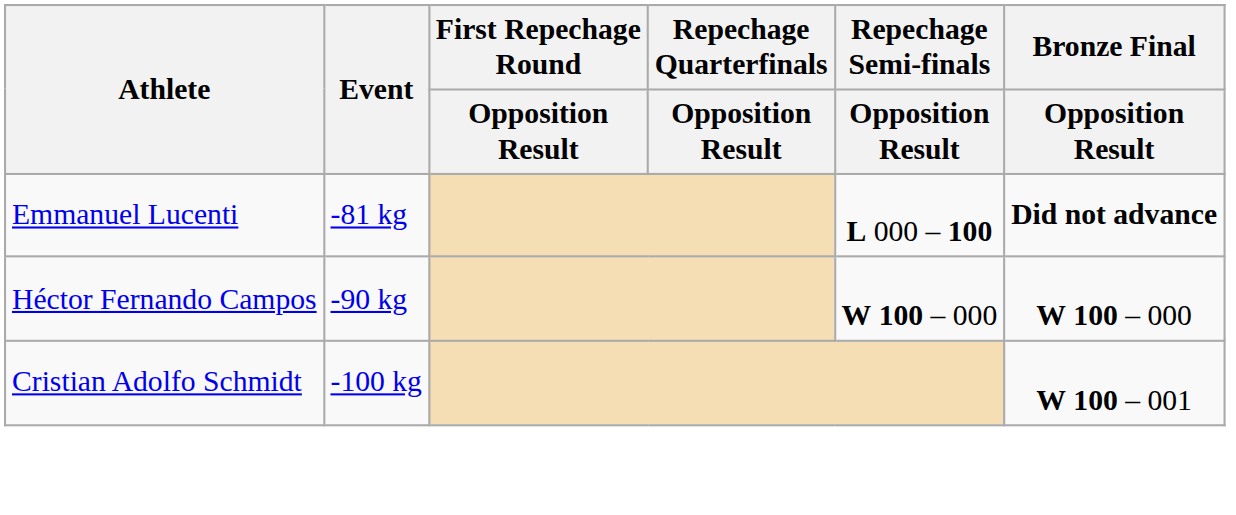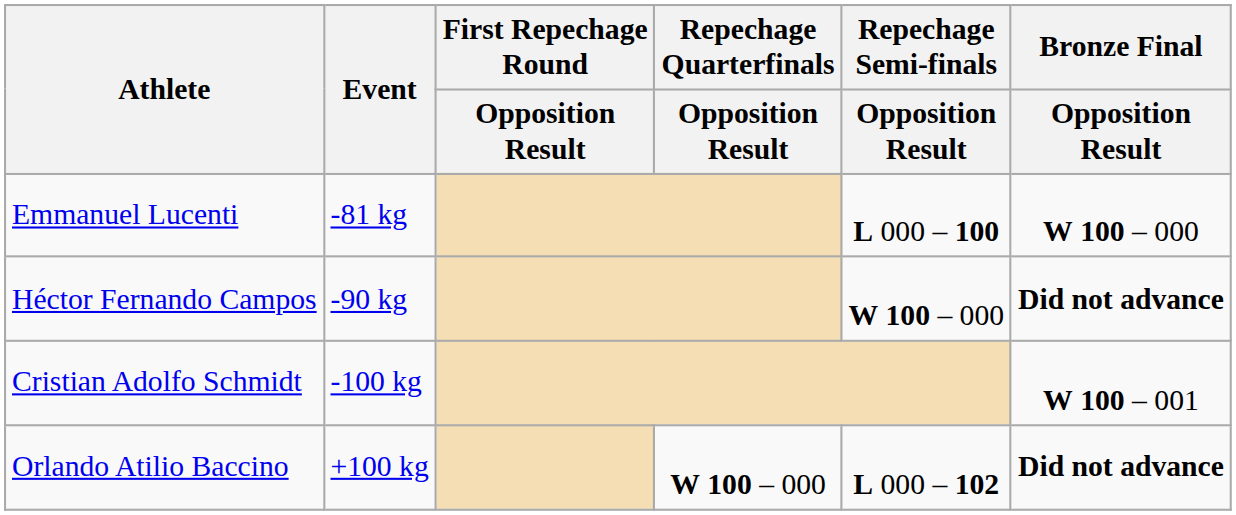(1114, 214) Did not advance -> (1121, 232) W 100 – 000
(1114, 316) W 100 – 000 -> (1121, 298) Did not advance
+ row: (150, 466)
